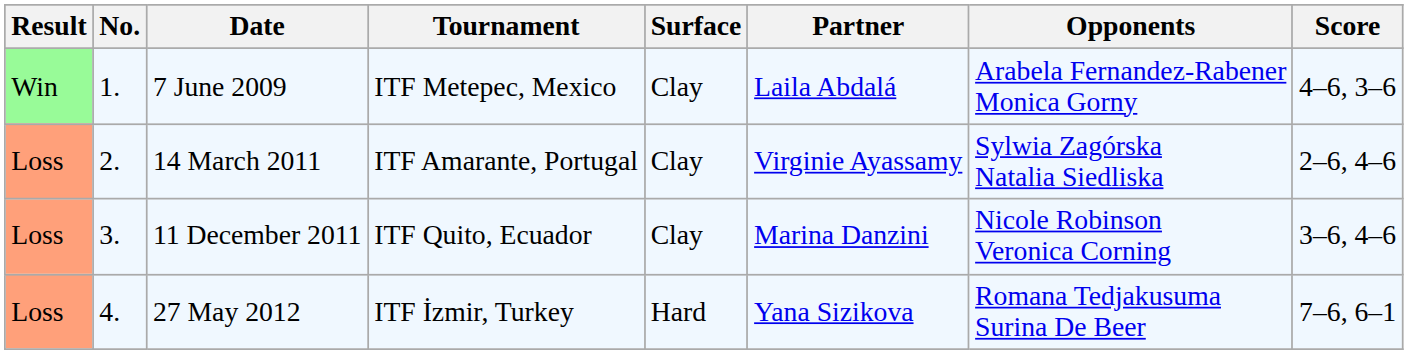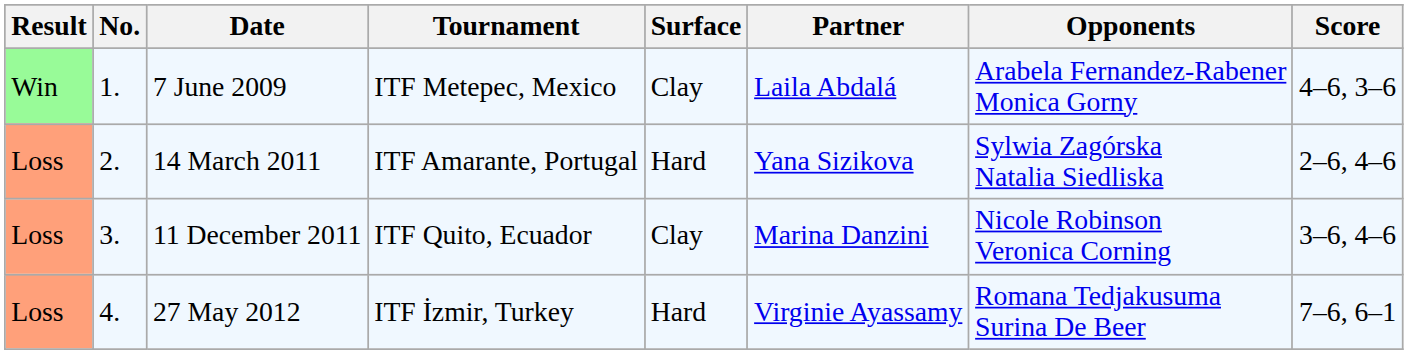(677, 160) Clay -> (678, 160) Hard
(858, 160) Virginie Ayassamy -> (834, 160) Yana Sizikova
(834, 311) Yana Sizikova -> (858, 311) Virginie Ayassamy
